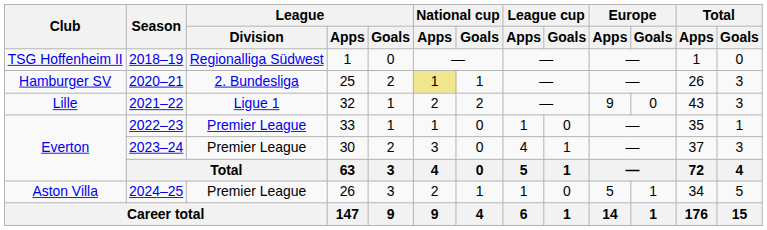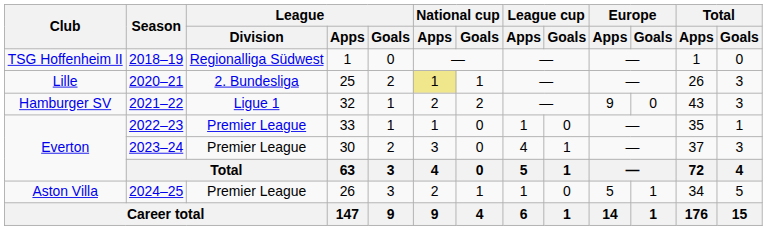(65, 81) Hamburger SV -> (65, 81) Lille
(65, 103) Lille -> (65, 103) Hamburger SV
